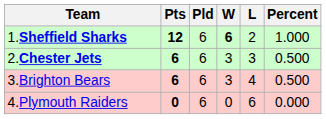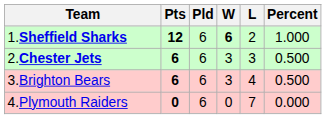(252, 102) 6 -> (252, 102) 7
